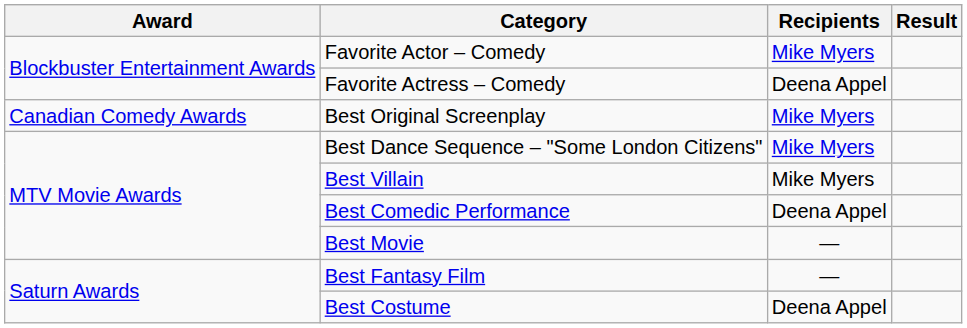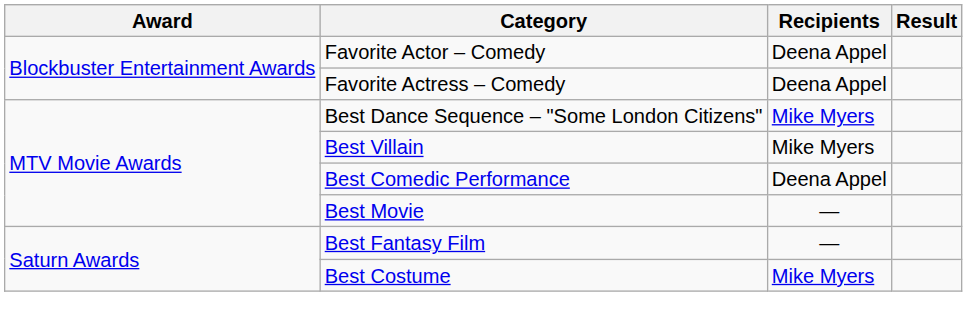(823, 52) Mike Myers -> (829, 52) Deena Appel
- row: (435, 116)
(829, 307) Deena Appel -> (823, 275) Mike Myers
